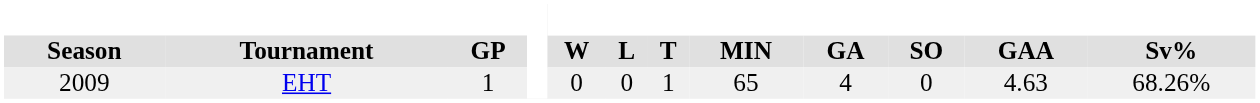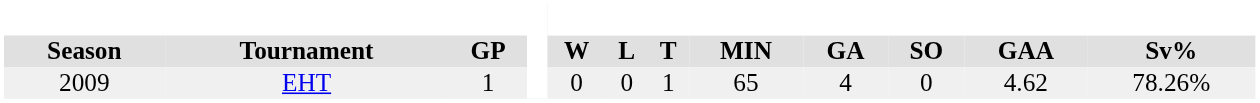(1026, 82) 4.63 -> (1026, 82) 4.62
(1171, 82) 68.26% -> (1171, 82) 78.26%
